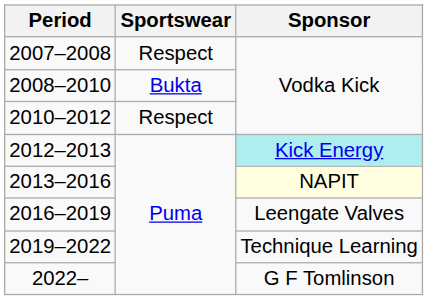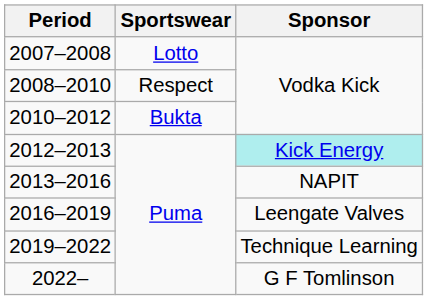(176, 53) Respect -> (176, 53) Lotto
(176, 85) Bukta -> (176, 85) Respect
(176, 117) Respect -> (176, 117) Bukta
(329, 182) lightyellow background -> (329, 182) no background
